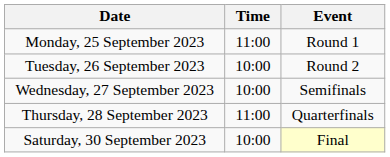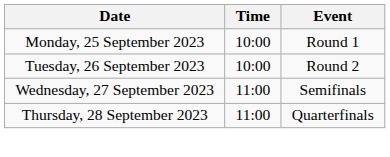(253, 41) 11:00 -> (253, 41) 10:00
(253, 90) 10:00 -> (253, 90) 11:00
- row: (115, 139)
